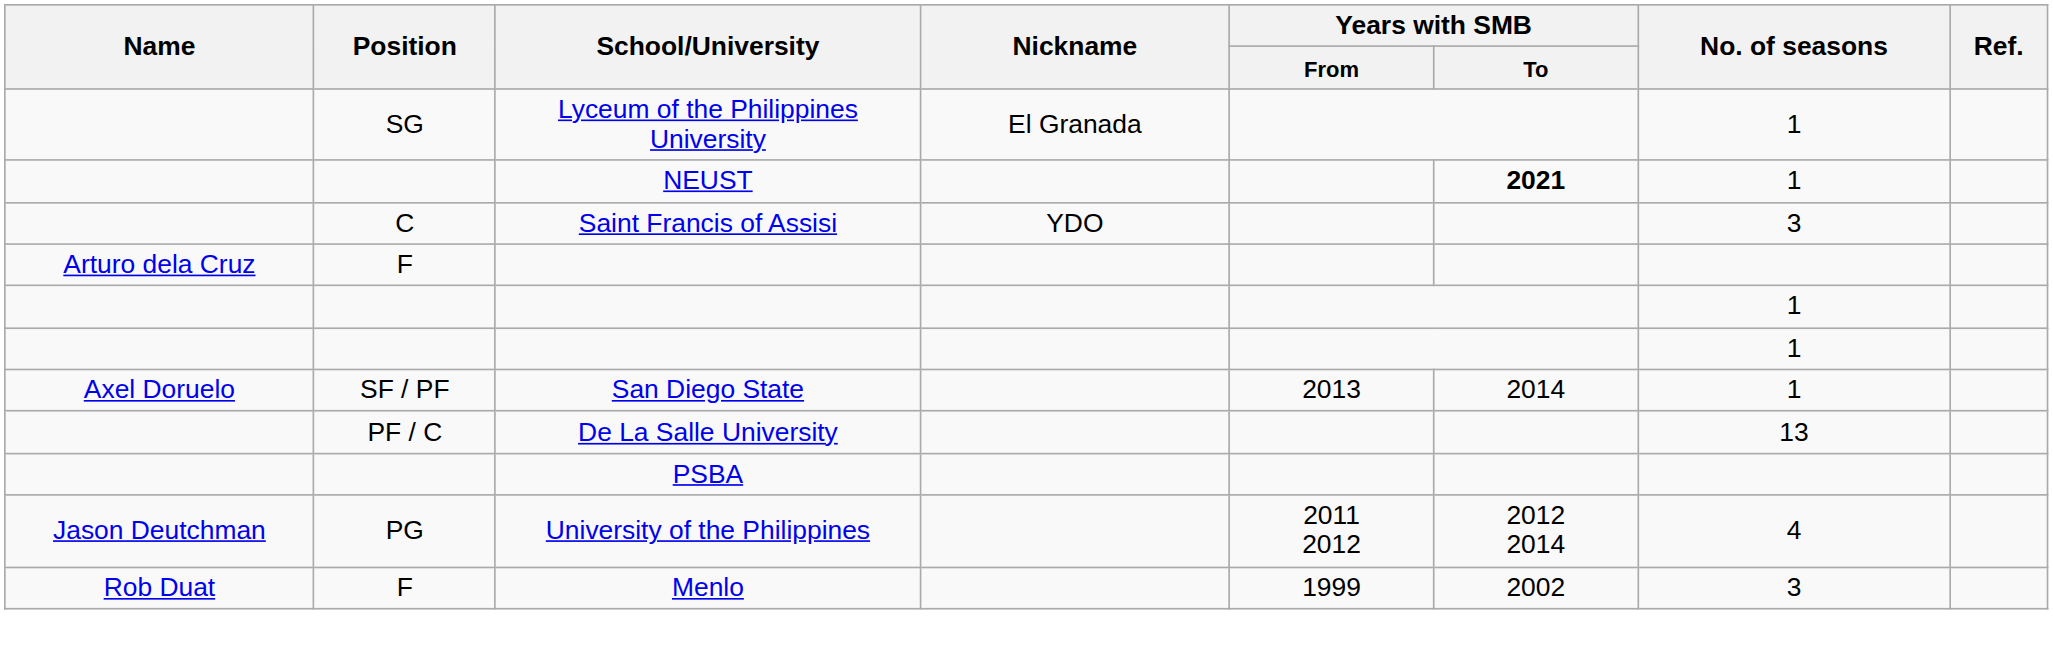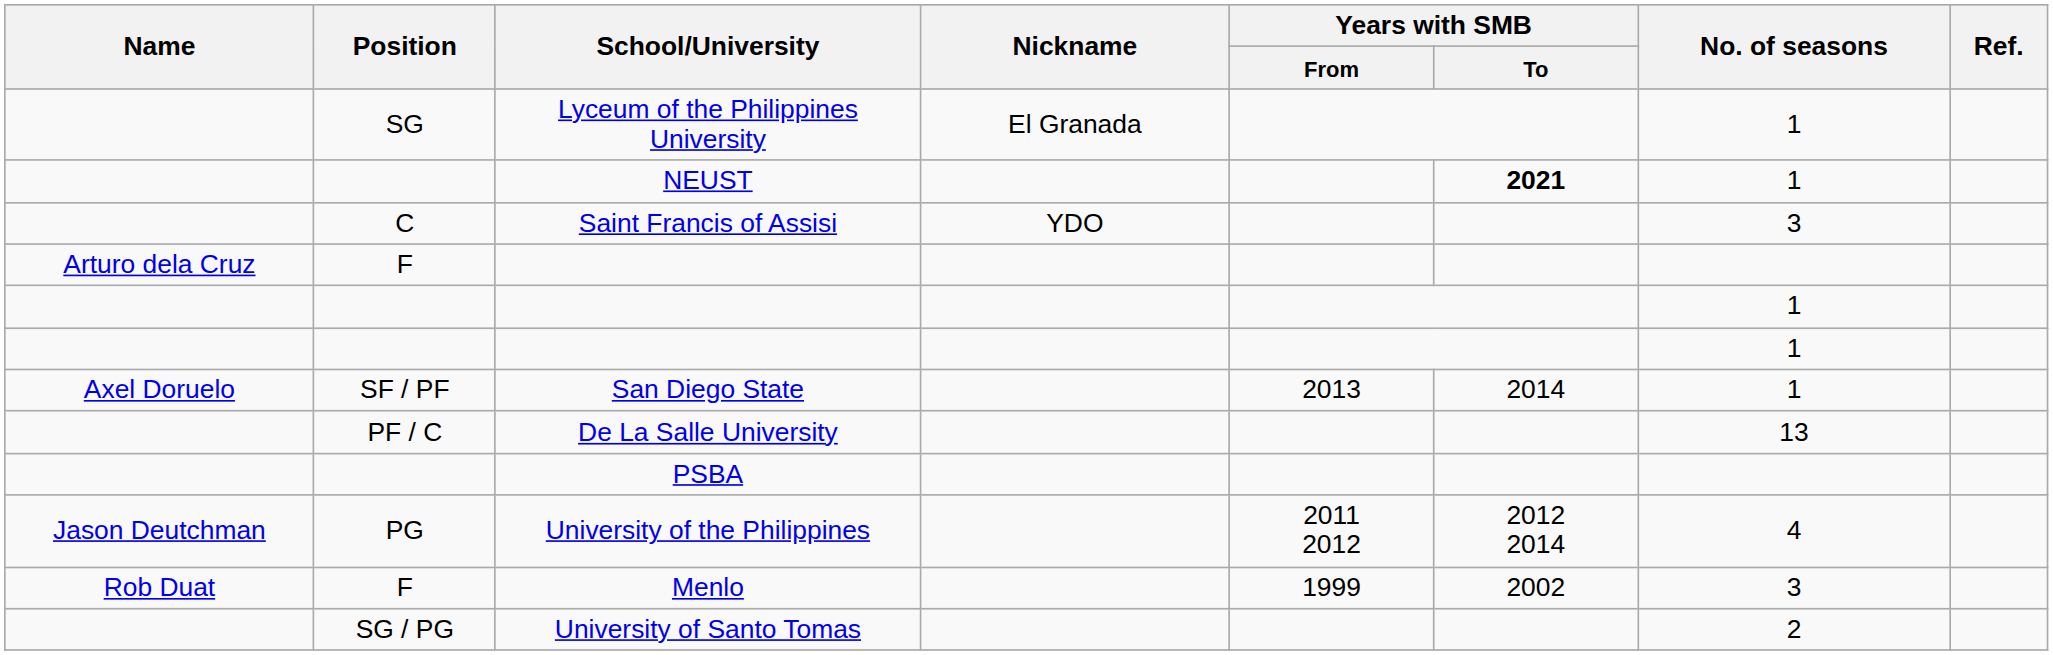+ row: (405, 629)
